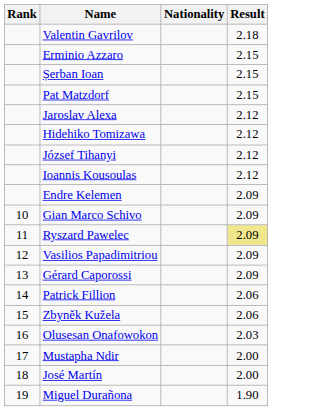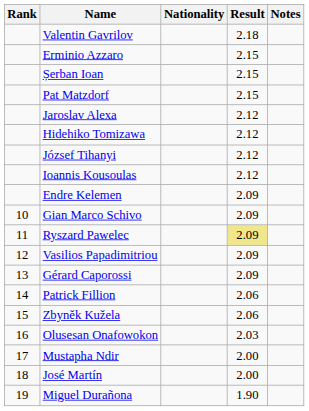+ column: (286, 14)
